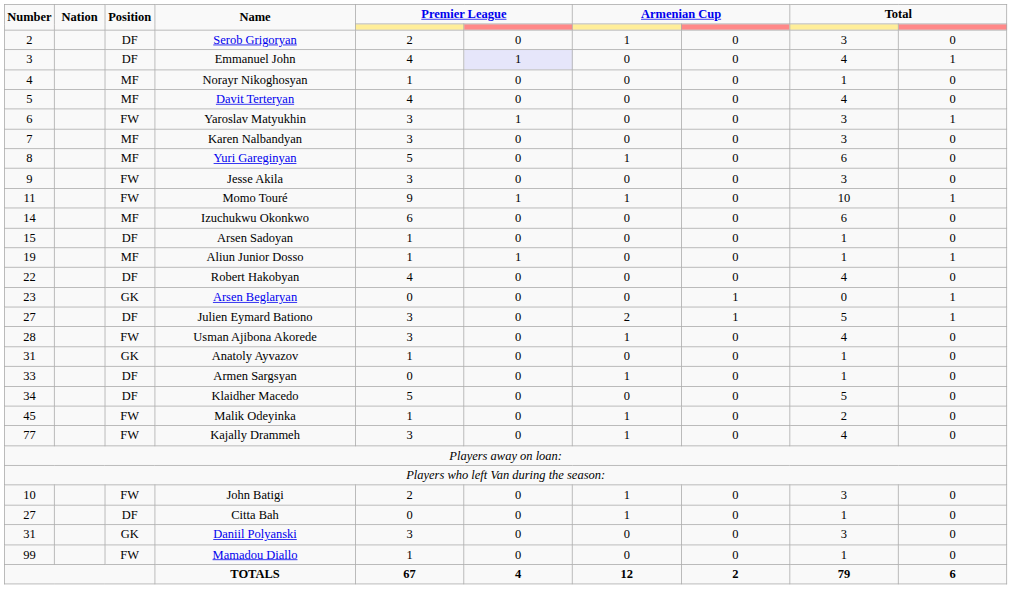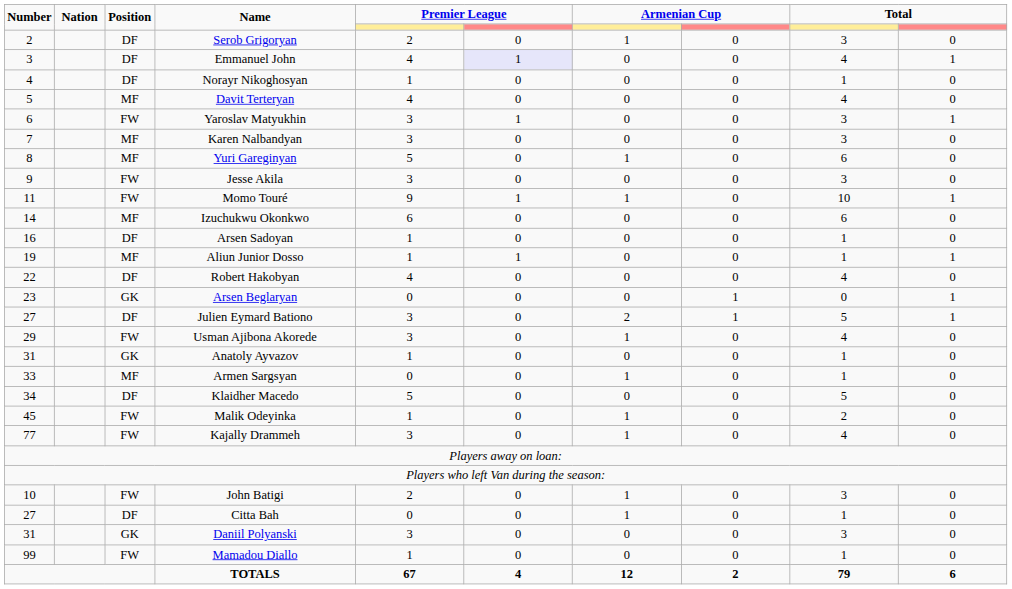(130, 79) MF -> (130, 79) DF
(29, 237) 15 -> (29, 237) 16
(29, 336) 28 -> (29, 336) 29
(130, 376) DF -> (130, 376) MF
